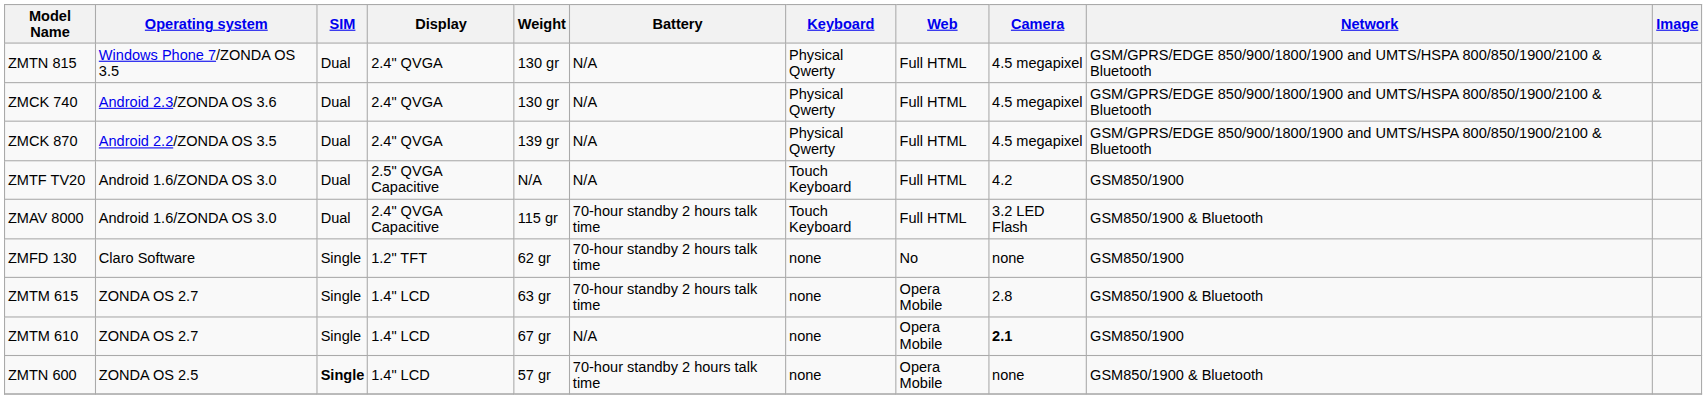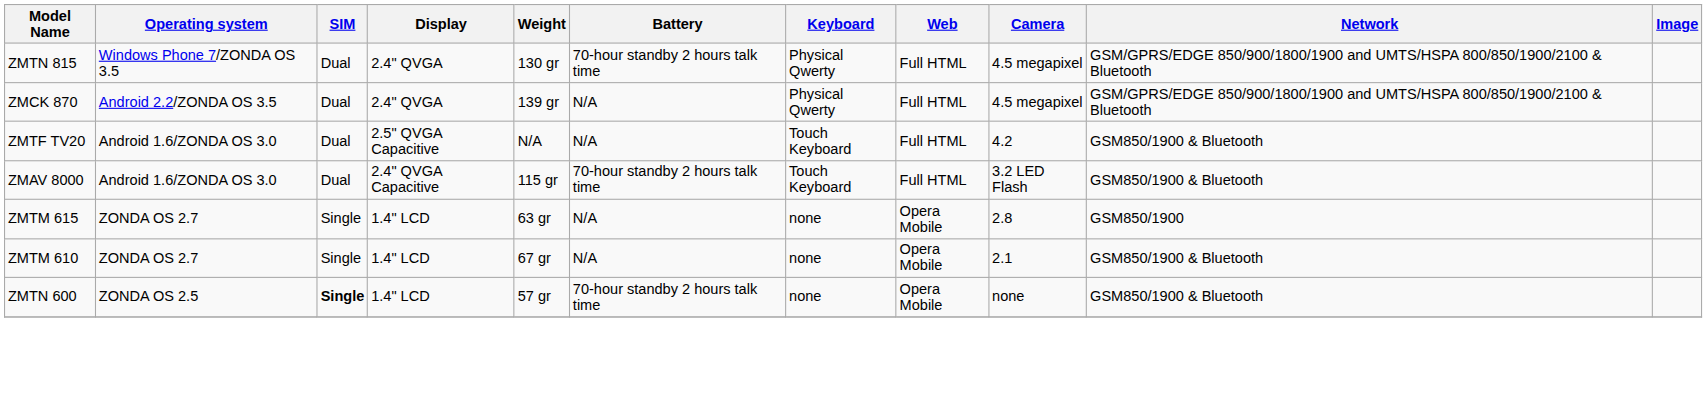(585, 63) N/A -> (665, 63) 70-hour standby 2 hours talk time
- row: (43, 102)
(1137, 180) GSM850/1900 -> (1177, 141) GSM850/1900 & Bluetooth
- row: (42, 258)
(665, 297) 70-hour standby 2 hours talk time -> (585, 219) N/A
(1177, 297) GSM850/1900 & Bluetooth -> (1137, 219) GSM850/1900
(1002, 336) bold -> (1002, 258) normal
(1137, 336) GSM850/1900 -> (1177, 258) GSM850/1900 & Bluetooth
